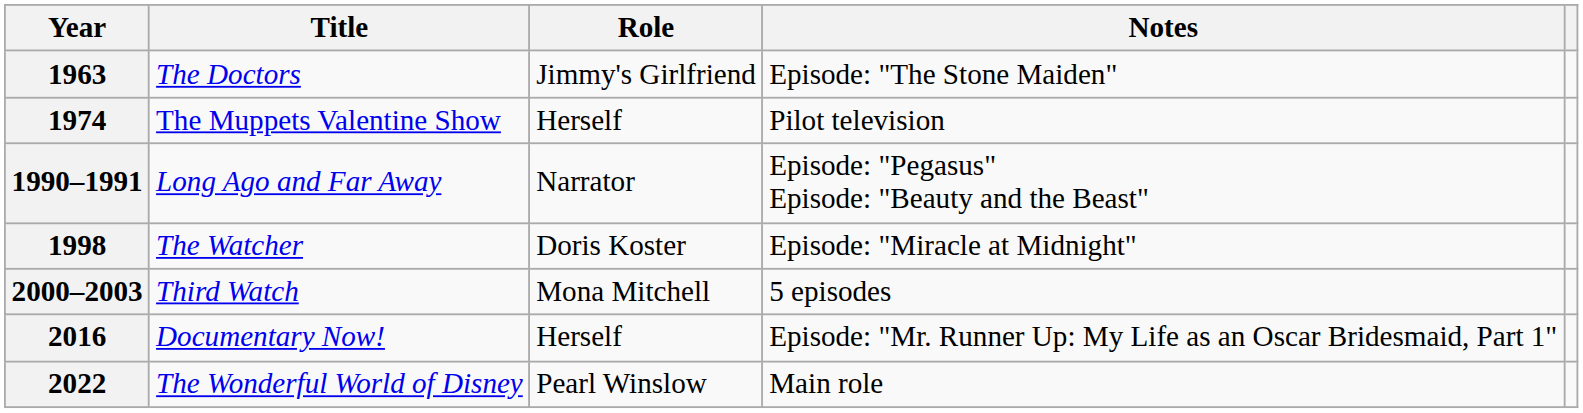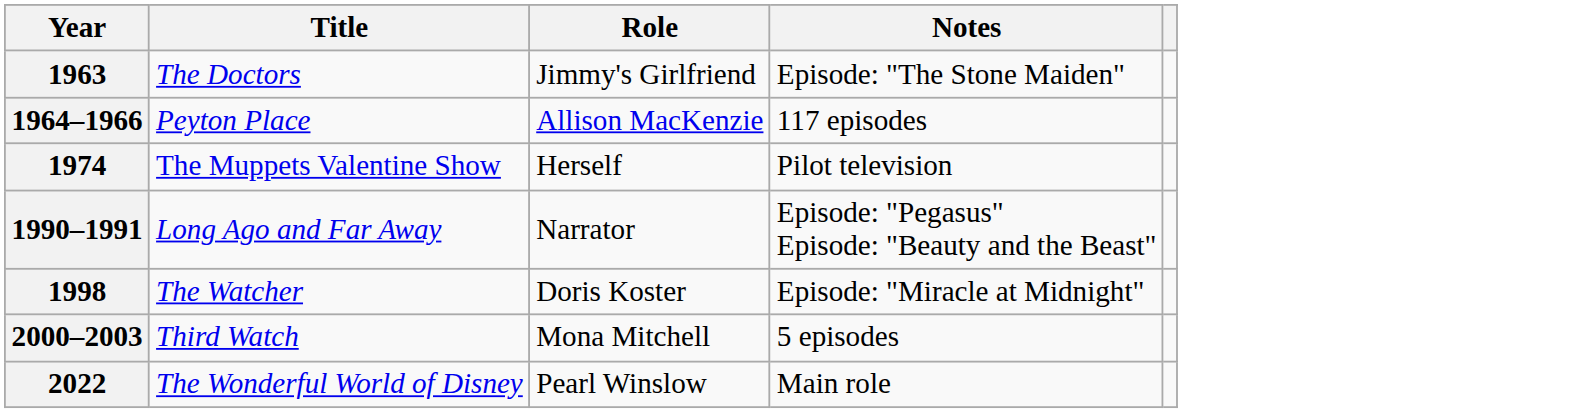+ row: (77, 119)
- row: (77, 337)
